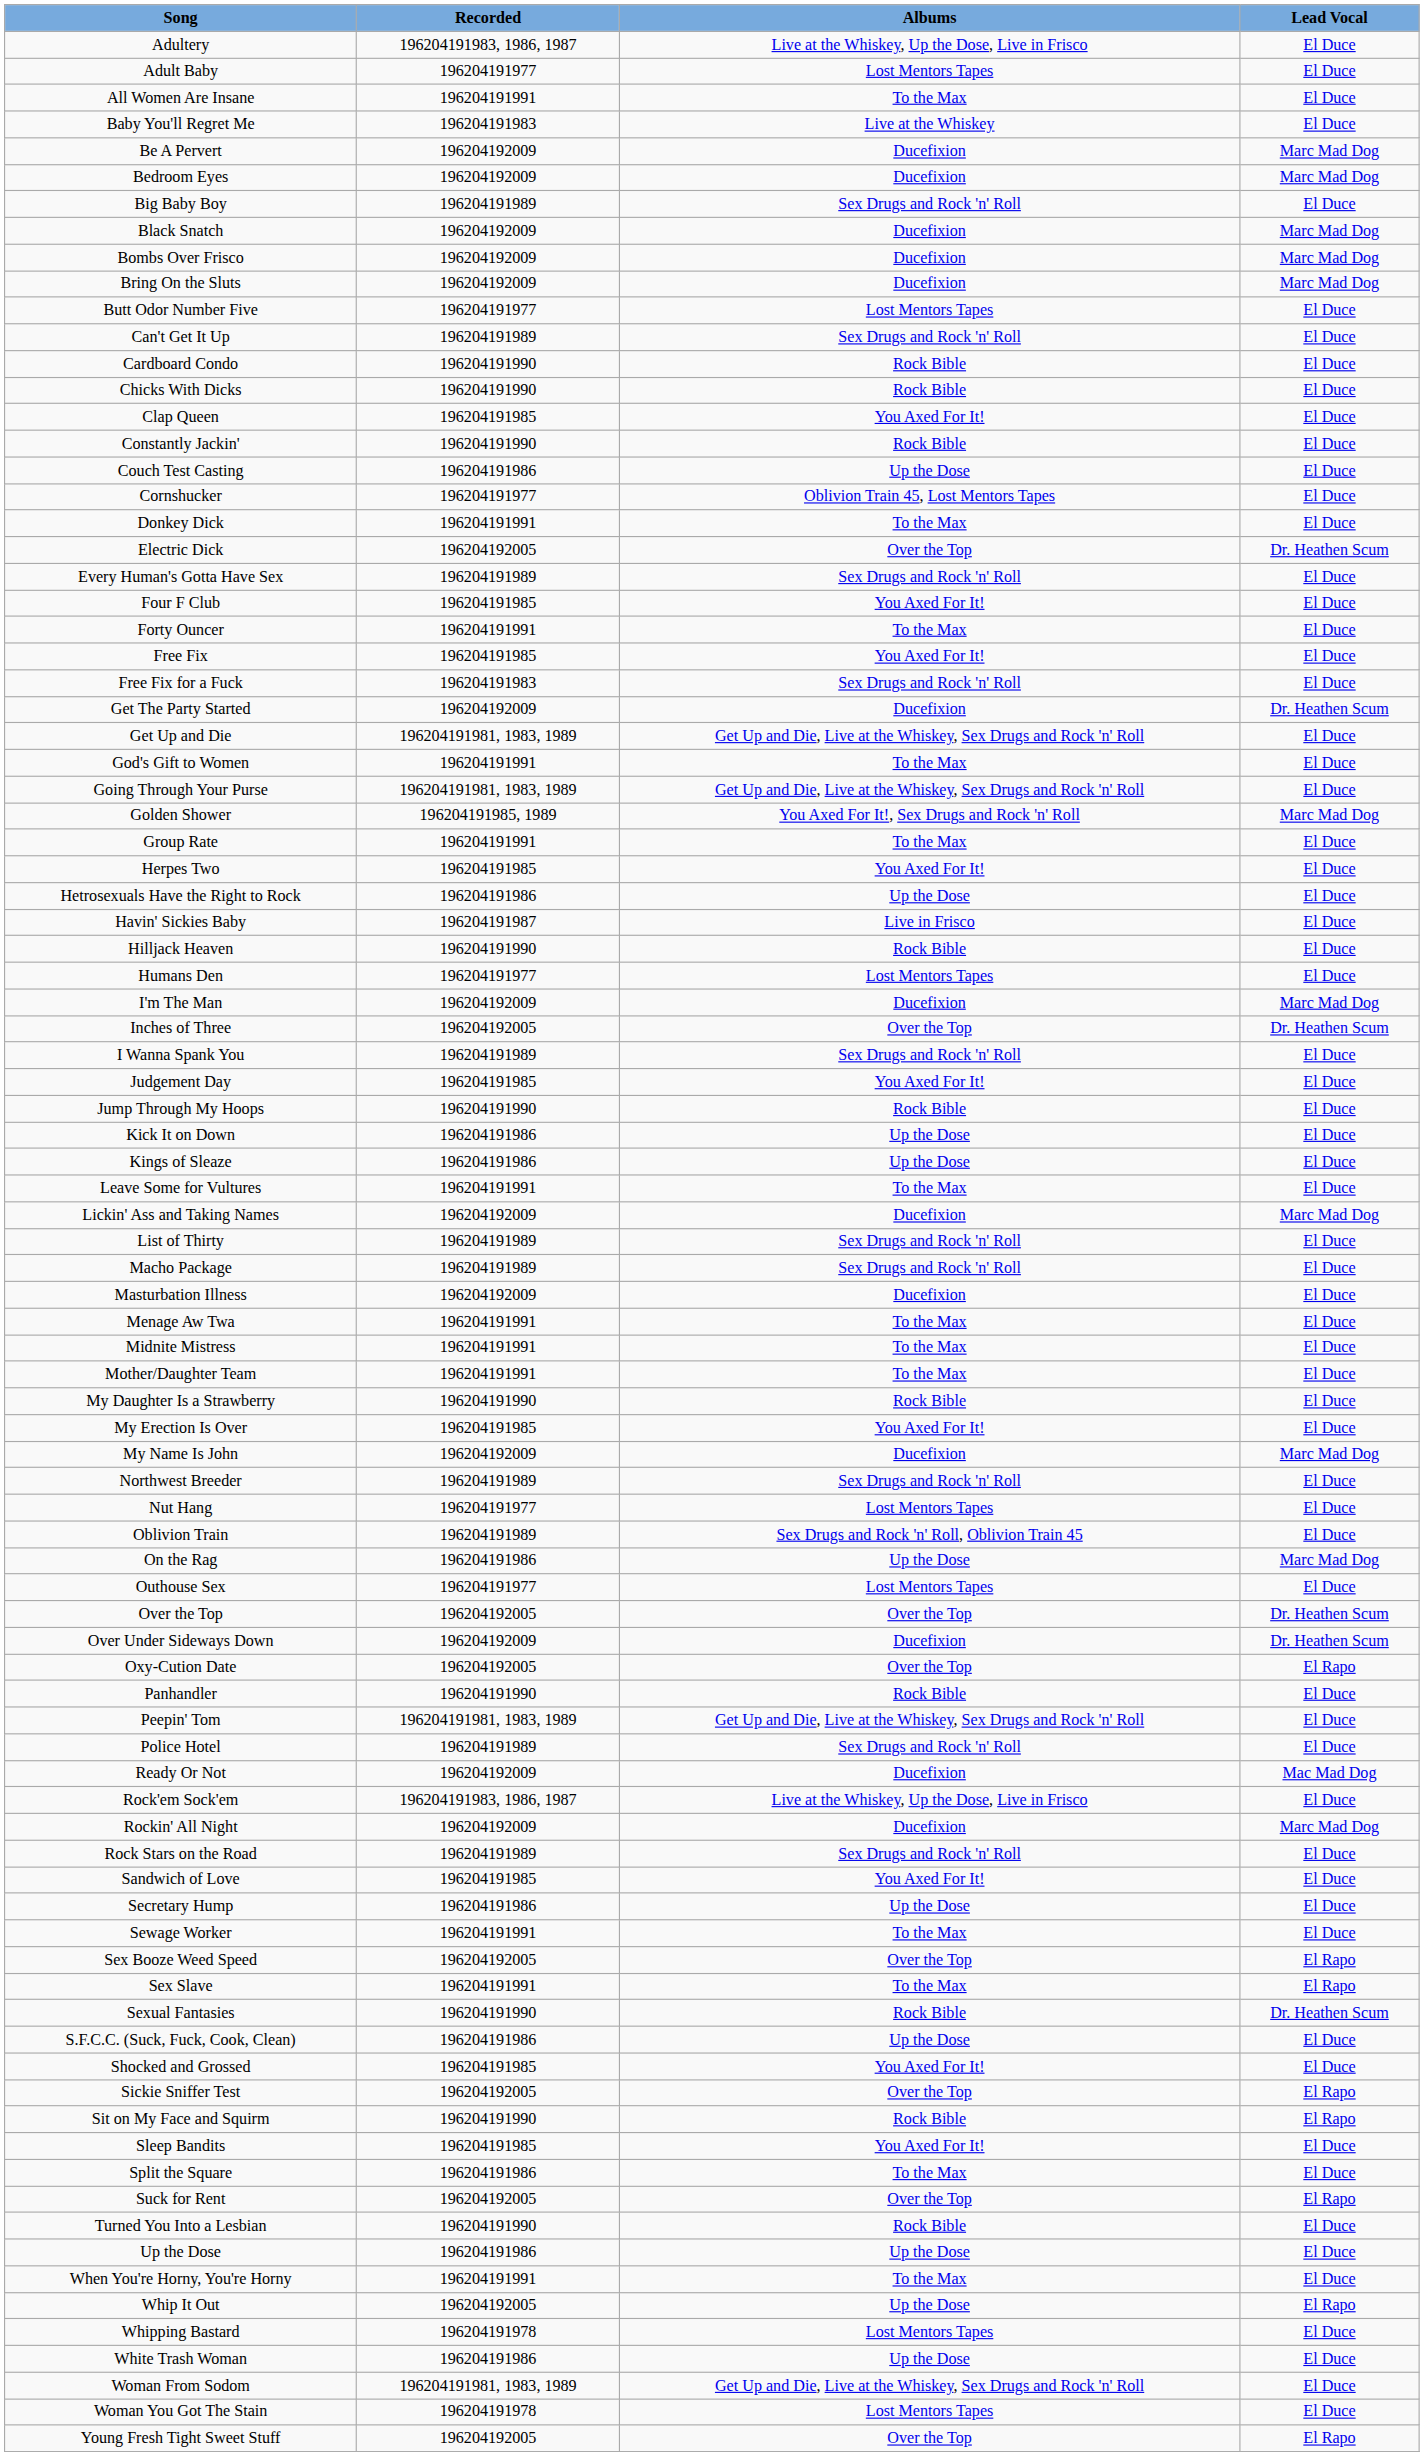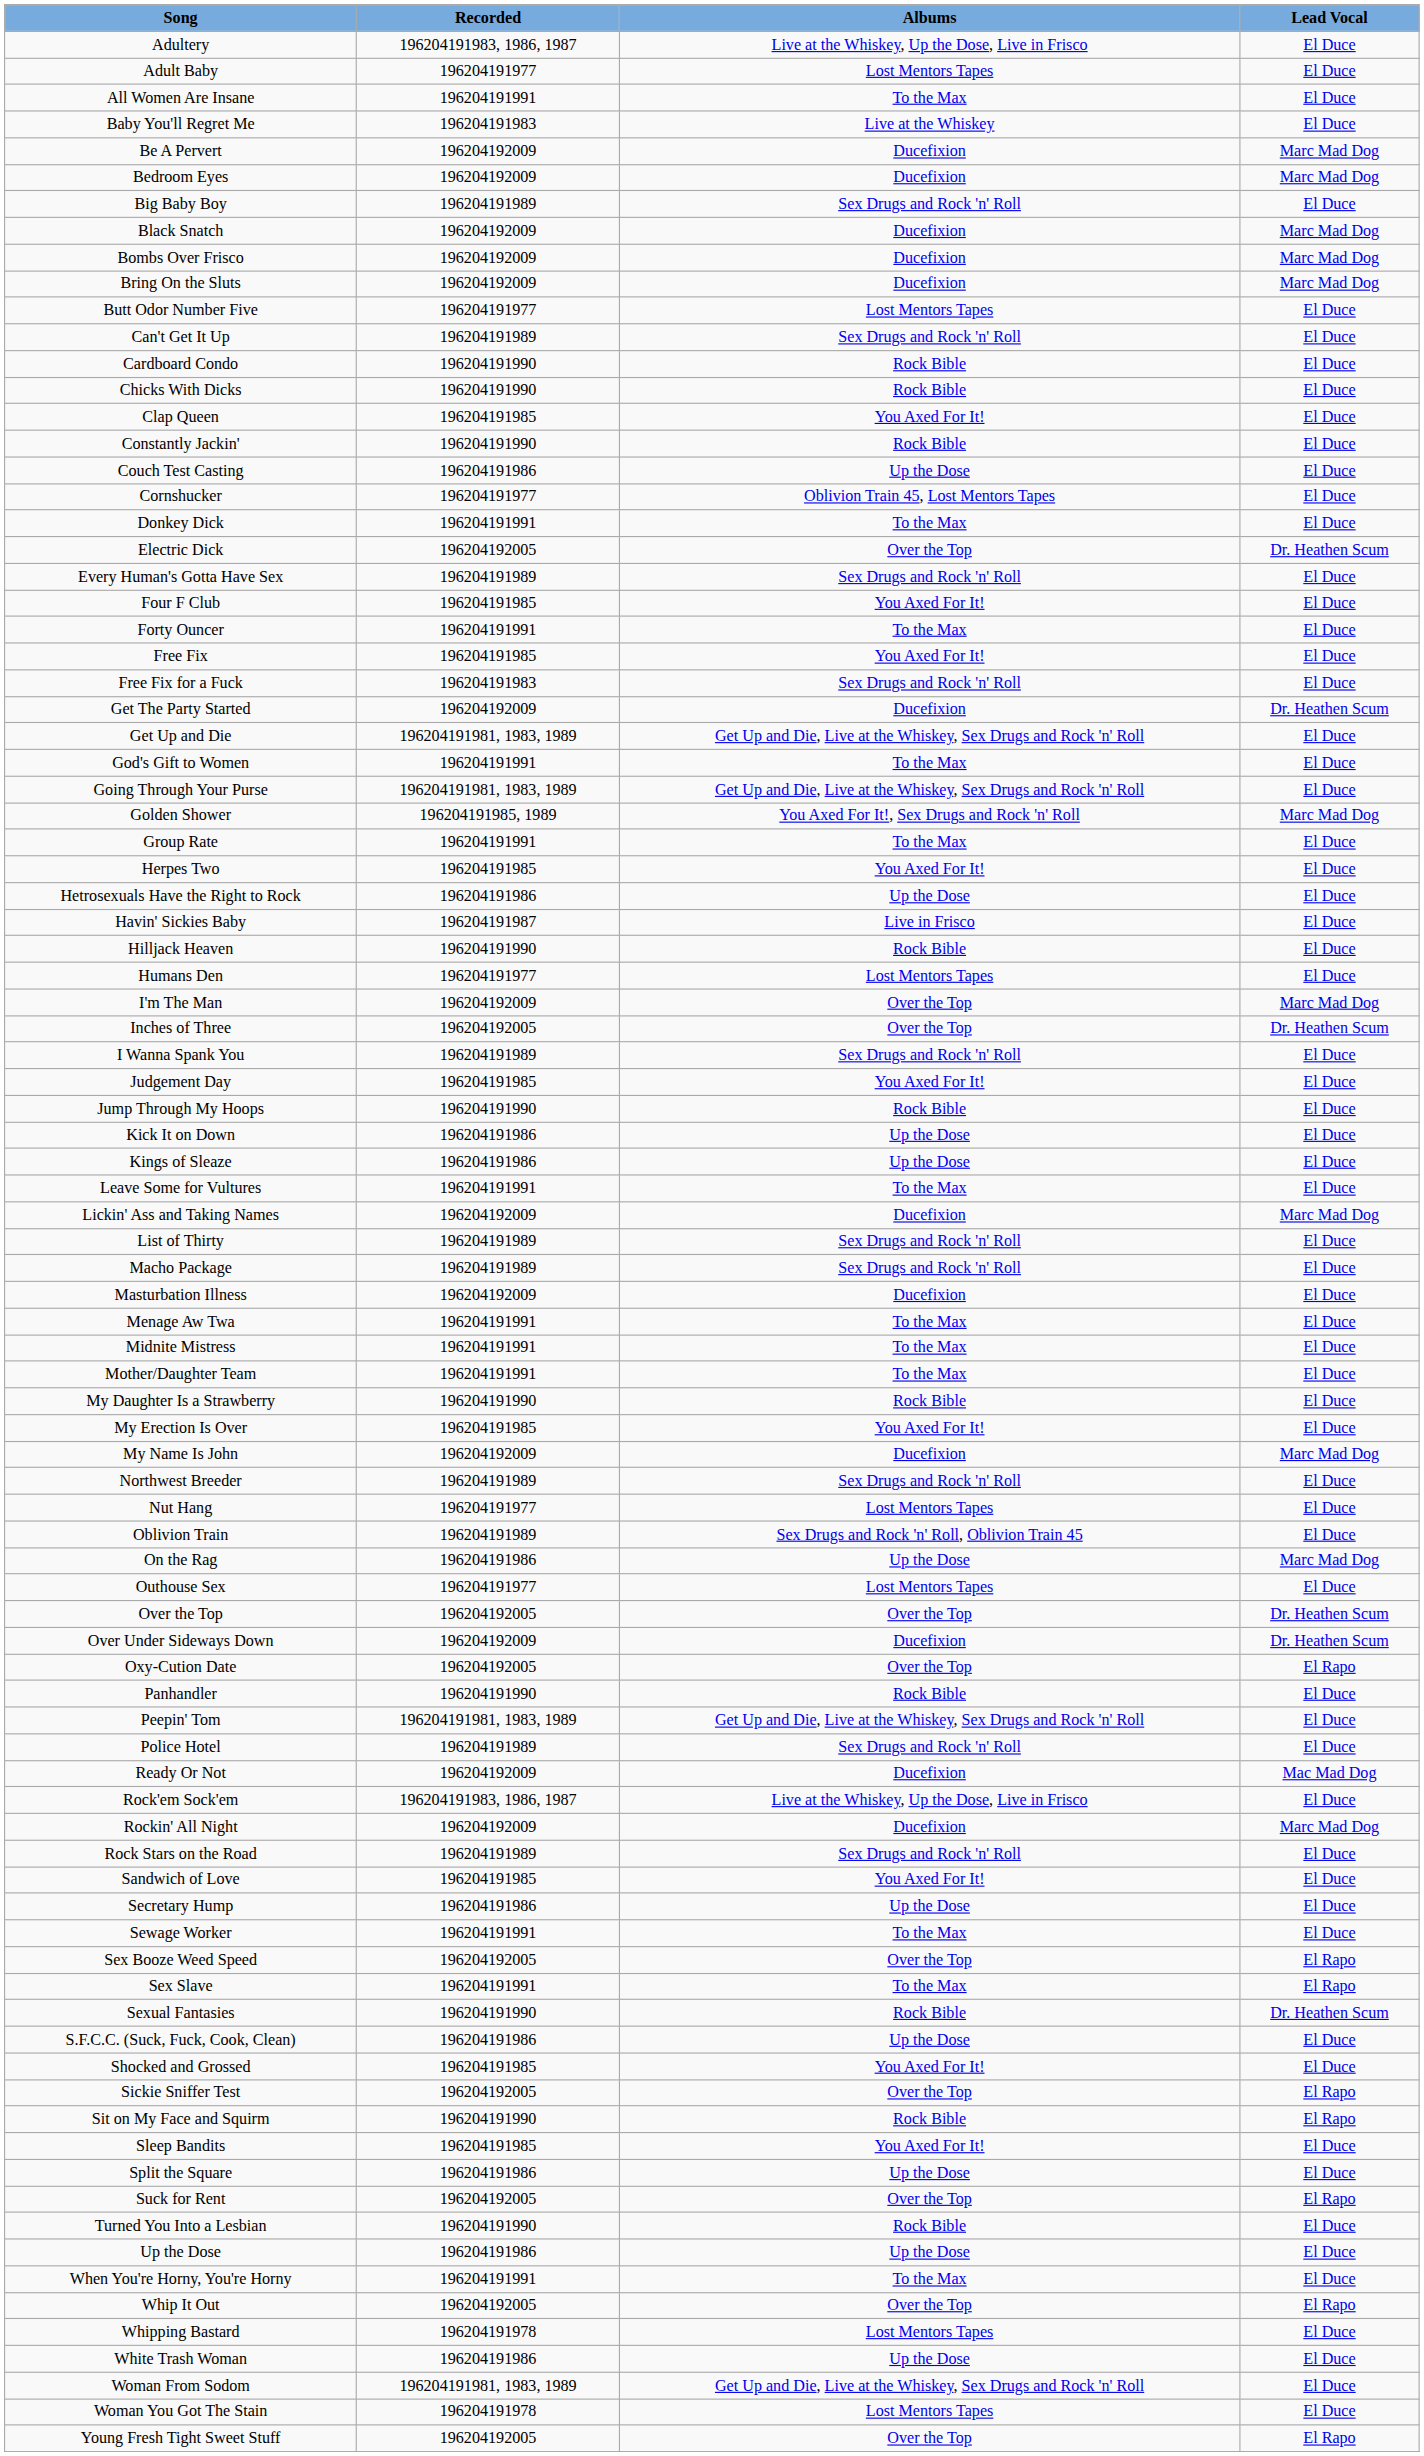(930, 1002) Ducefixion -> (930, 1002) Over the Top
(930, 2172) To the Max -> (930, 2172) Up the Dose
(930, 2305) Up the Dose -> (930, 2305) Over the Top
